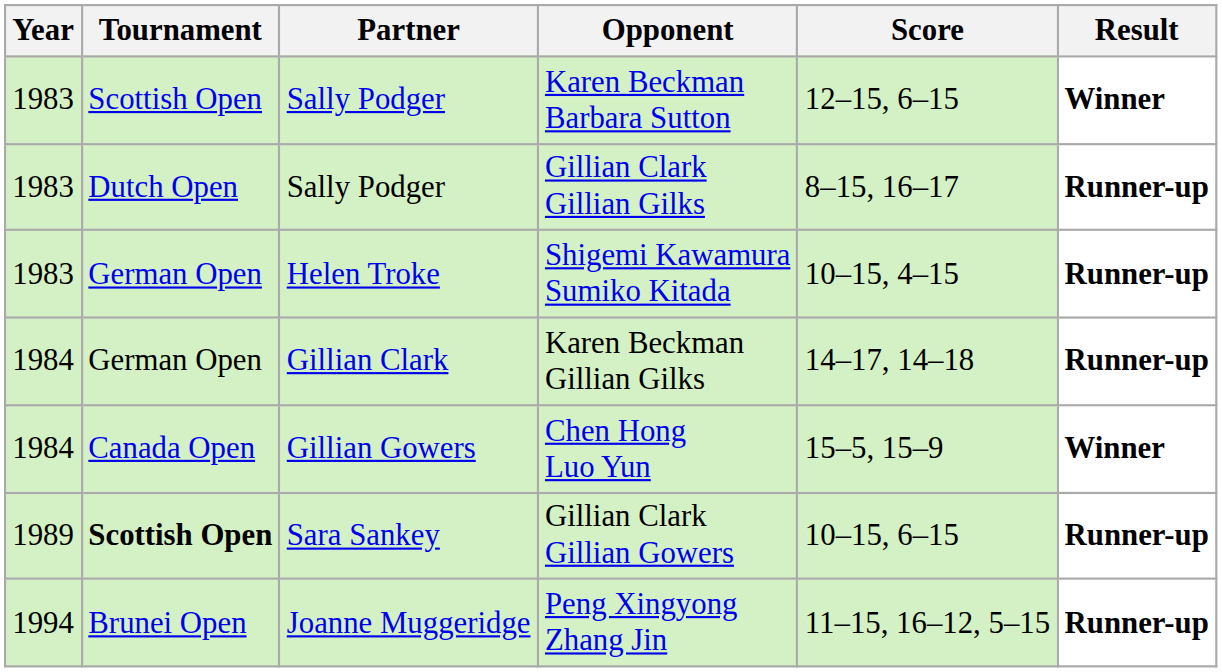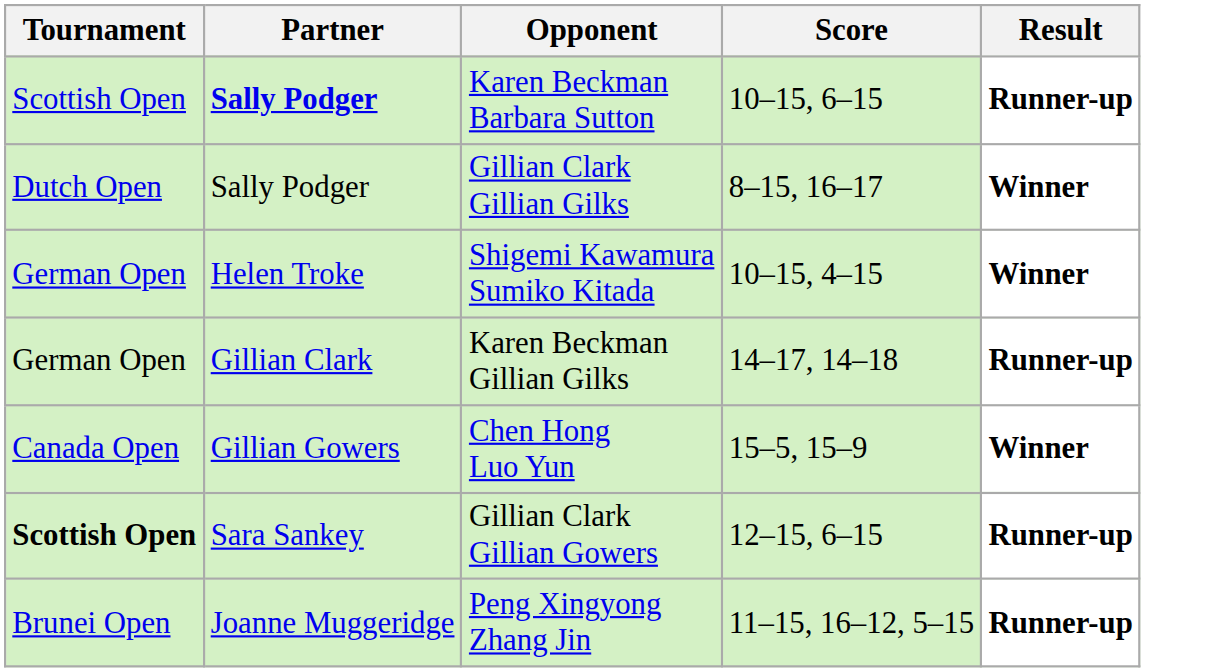- column: (43, 30)
(366, 99) normal -> (294, 99) bold
(882, 99) 12–15, 6–15 -> (806, 99) 10–15, 6–15
(1115, 99) Winner -> (1061, 99) Runner-up
(1137, 186) Runner-up -> (1039, 186) Winner
(1137, 273) Runner-up -> (1039, 273) Winner
(882, 535) 10–15, 6–15 -> (806, 535) 12–15, 6–15
